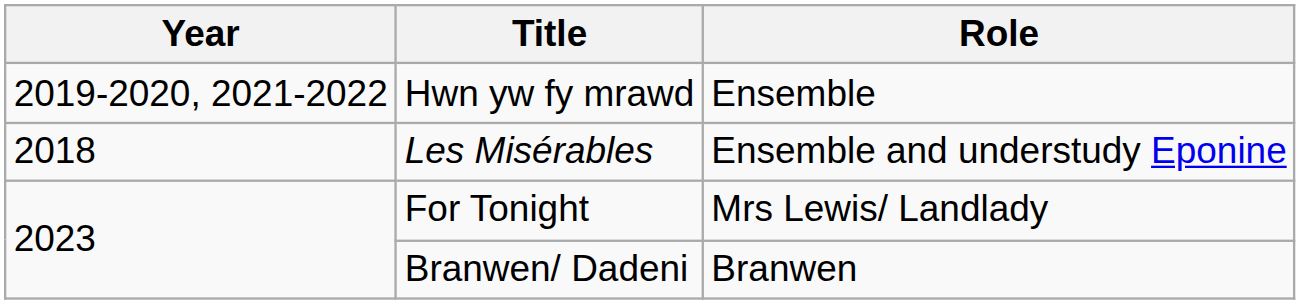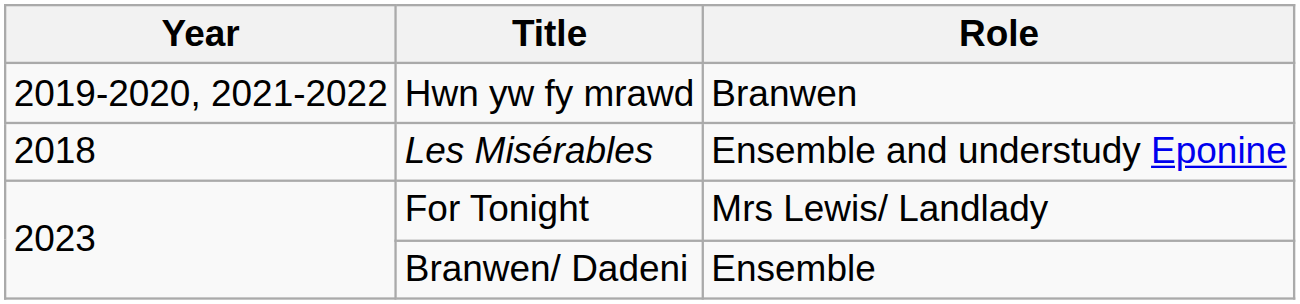(794, 92) Ensemble -> (784, 92) Branwen
(784, 268) Branwen -> (794, 268) Ensemble
